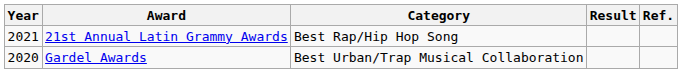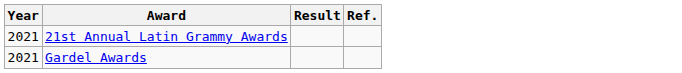- column: (439, 15)
(23, 57) 2020 -> (23, 57) 2021
